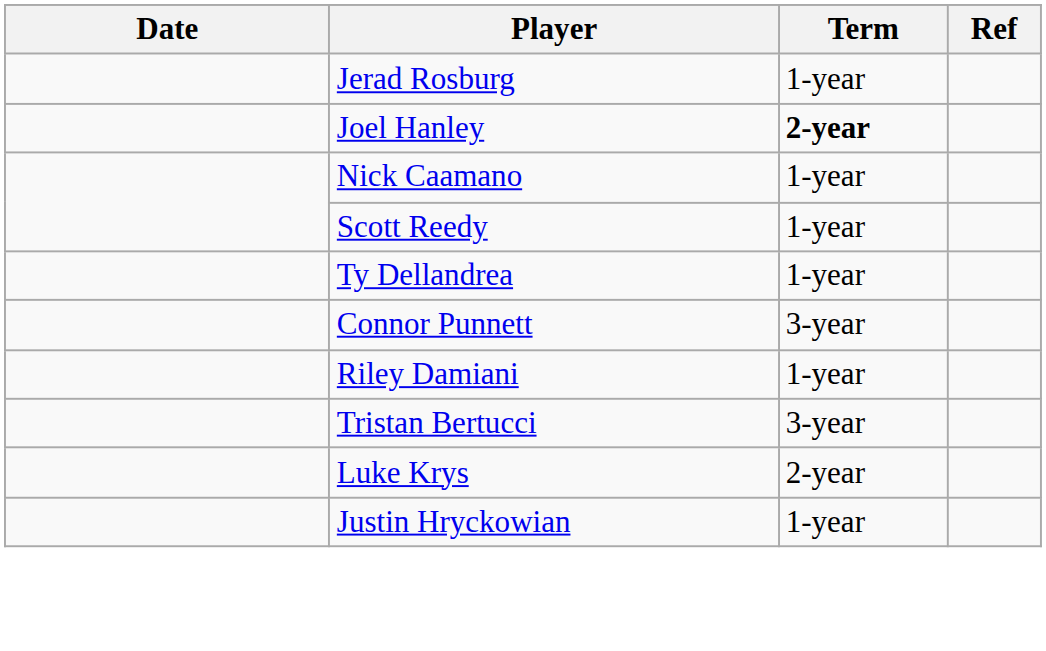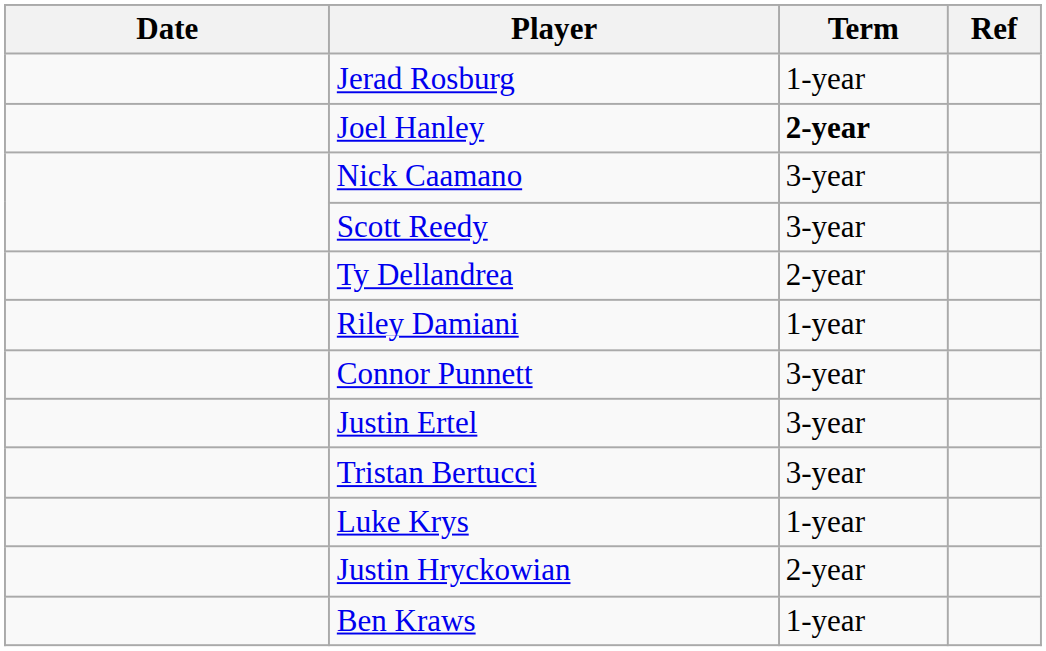(825, 176) 1-year -> (825, 176) 3-year
(825, 226) 1-year -> (825, 226) 3-year
(825, 275) 1-year -> (825, 275) 2-year
rows swapped: (428, 373) <-> (435, 324)
+ row: (407, 422)
(825, 472) 2-year -> (825, 521) 1-year
(825, 521) 1-year -> (825, 570) 2-year
+ row: (406, 619)
